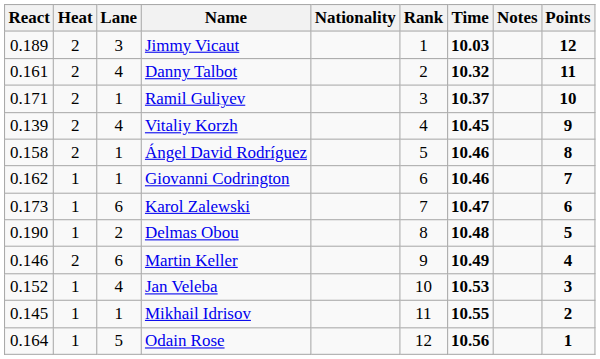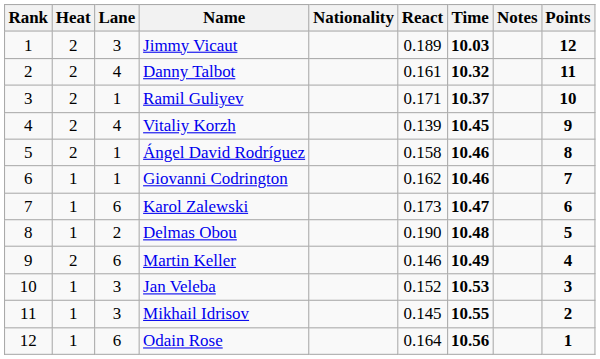columns swapped: (423, 17) <-> (29, 17)
(119, 286) 4 -> (117, 286) 3
(119, 313) 1 -> (117, 313) 3
(119, 340) 5 -> (117, 340) 6
